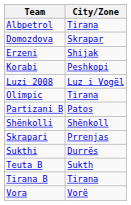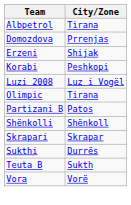(85, 39) Skrapar -> (88, 39) Prrenjas
(88, 137) Prrenjas -> (85, 137) Skrapar
- row: (27, 179)
